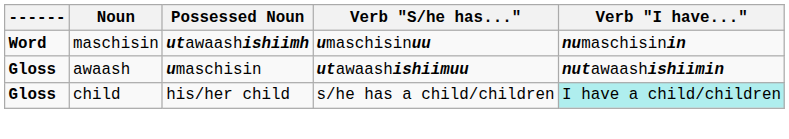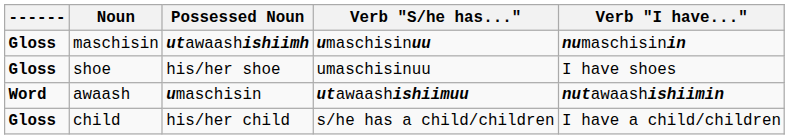(27, 43) Word -> (32, 43) Gloss
+ row: (92, 69)
(32, 69) Gloss -> (27, 95) Word
(672, 95) paleturquoise background -> (672, 121) no background
